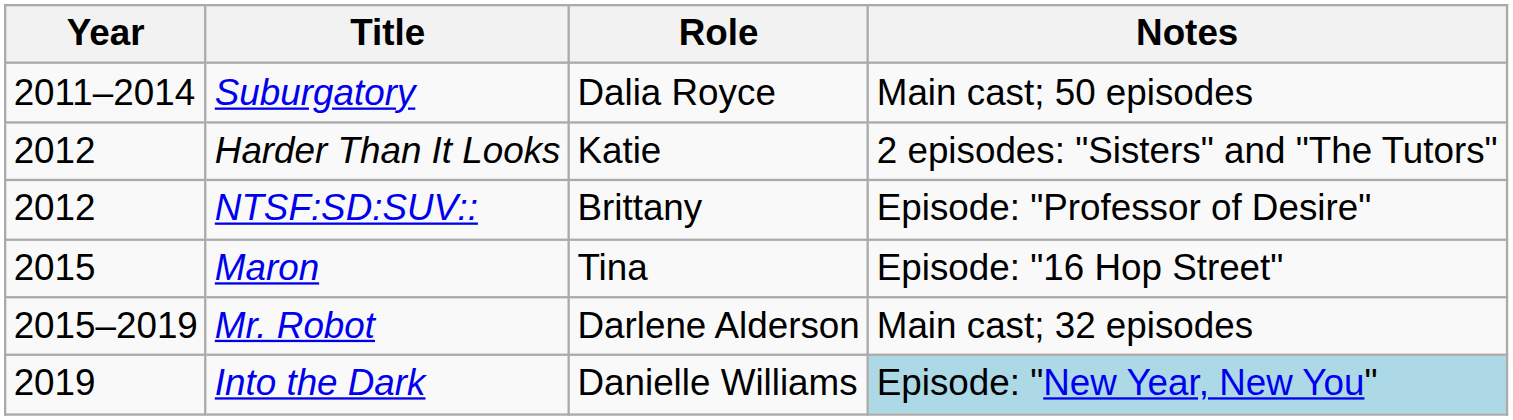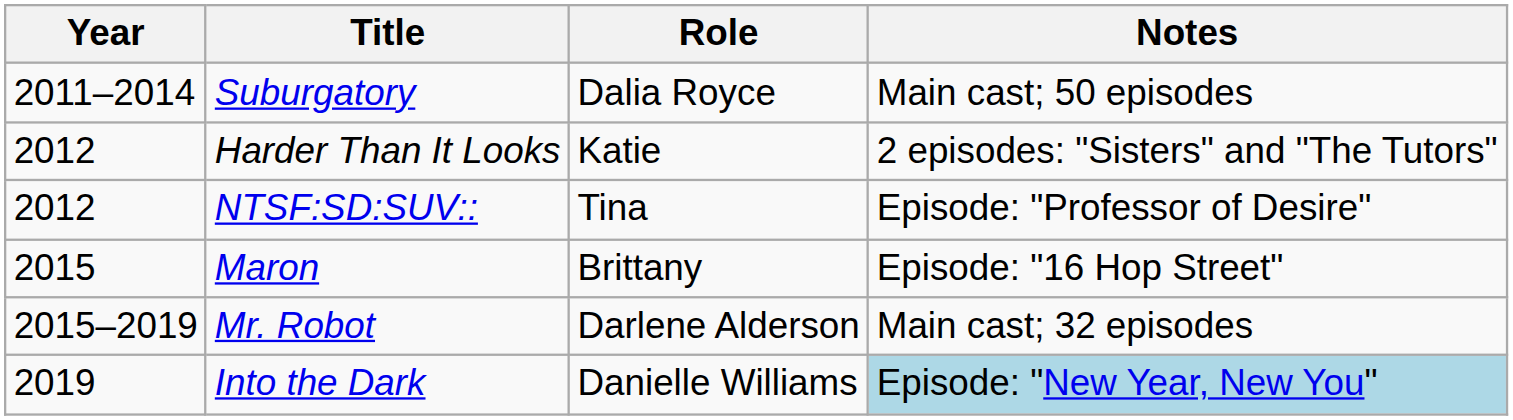(640, 208) Brittany -> (613, 208) Tina
(613, 267) Tina -> (640, 267) Brittany
